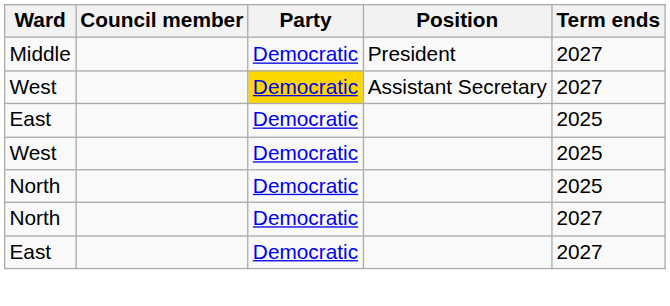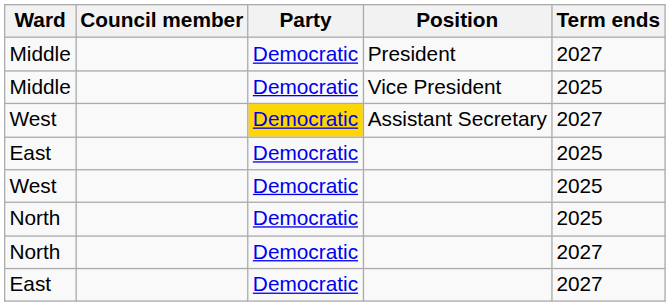+ row: (40, 86)
